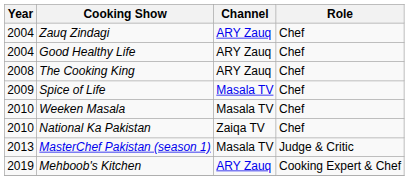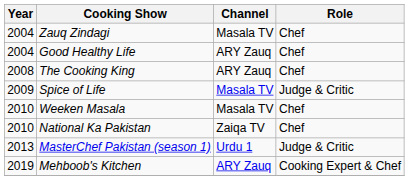(244, 33) ARY Zauq -> (245, 33) Masala TV
(292, 90) Chef -> (316, 90) Judge & Critic
(245, 147) Masala TV -> (234, 147) Urdu 1
